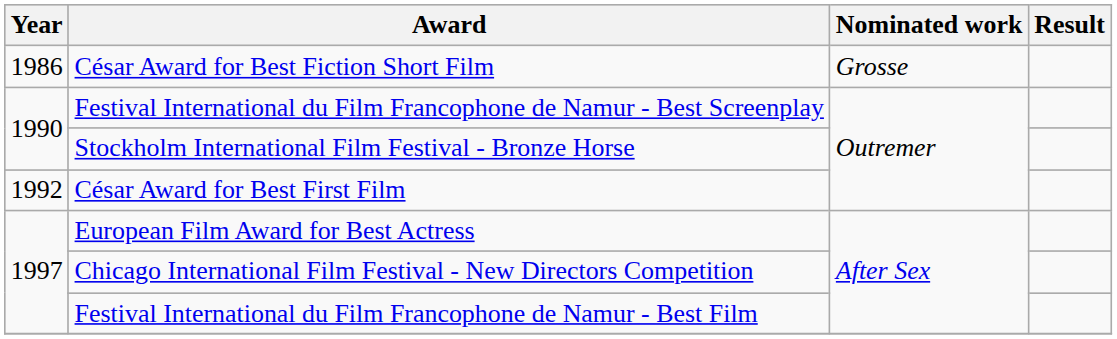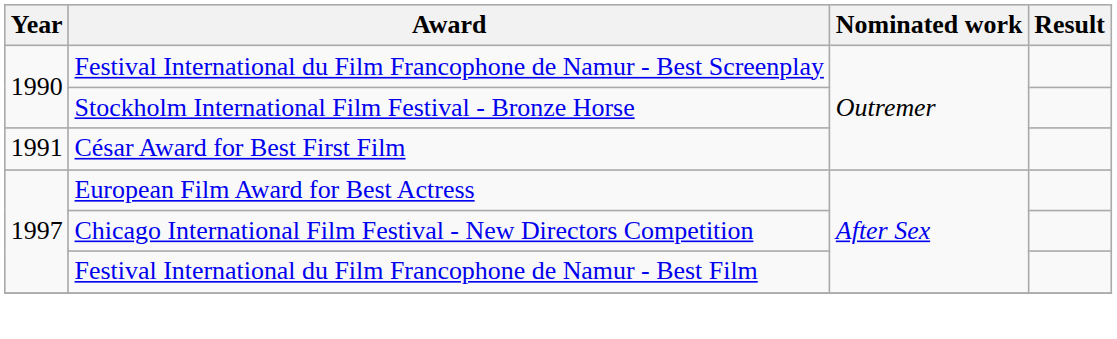- row: (284, 66)
(37, 189) 1992 -> (37, 148) 1991
